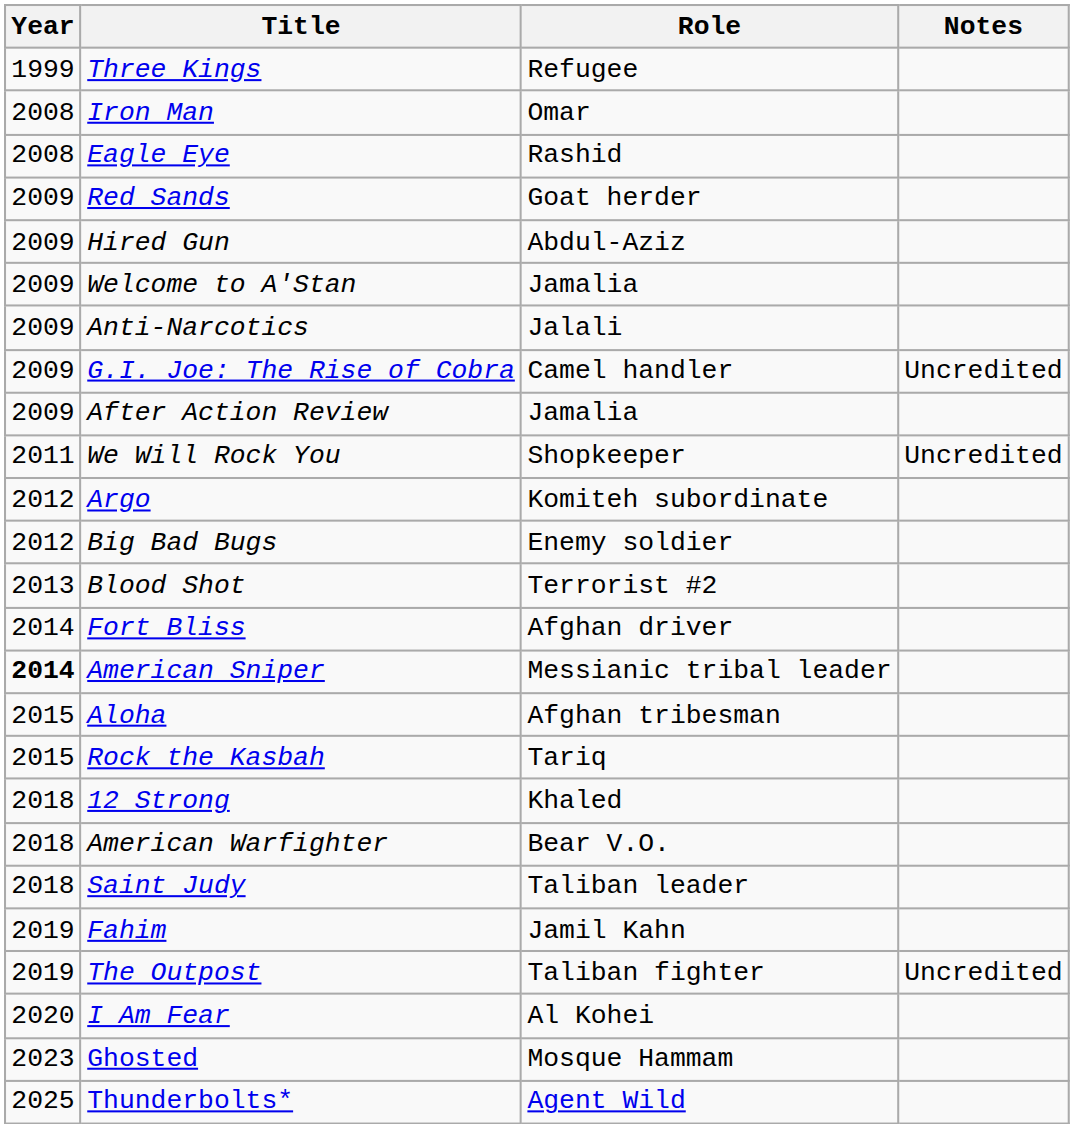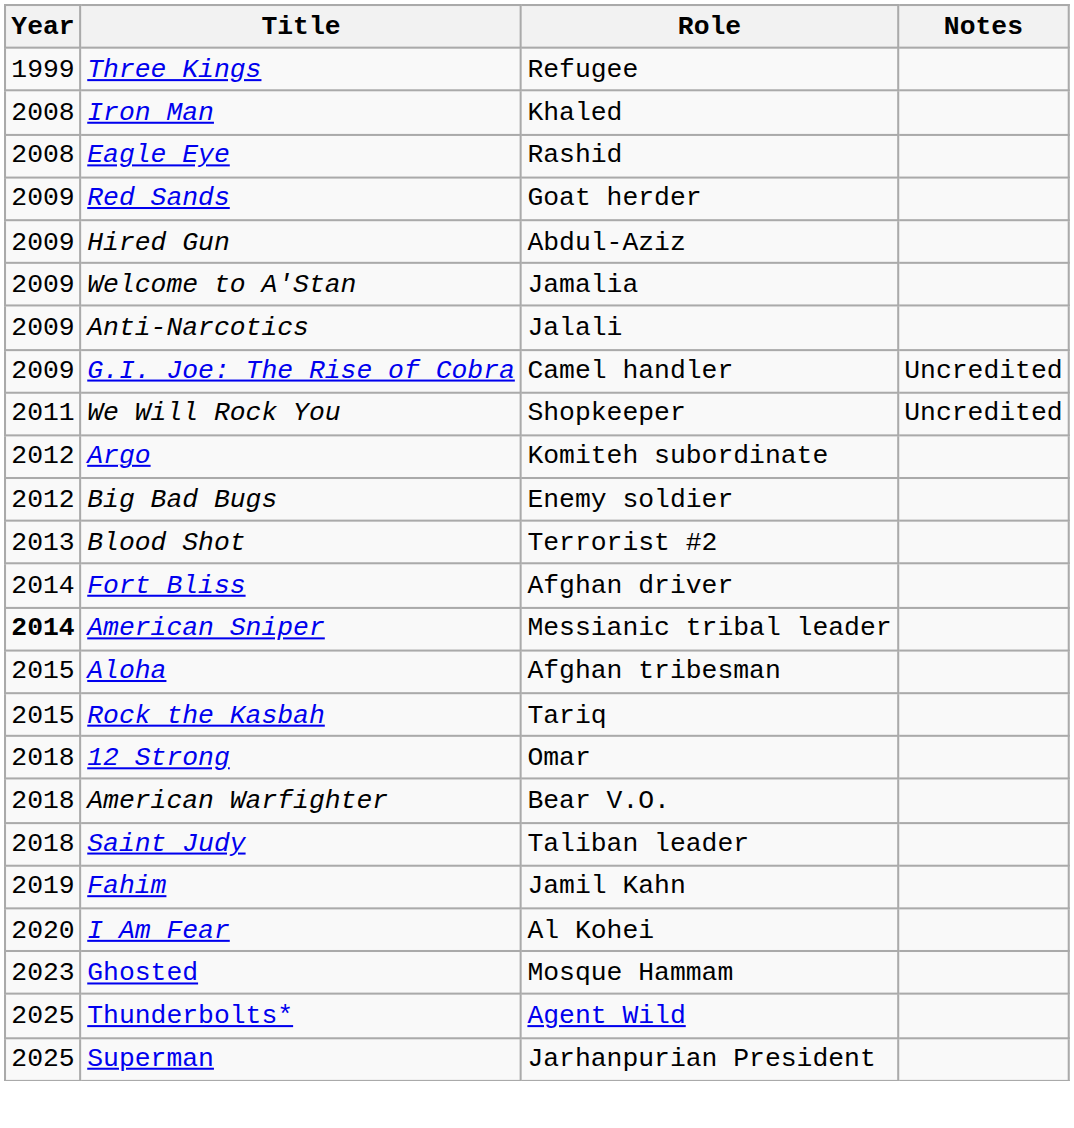(559, 113) Omar -> (575, 113) Khaled
- row: (238, 414)
(575, 801) Khaled -> (559, 758) Omar
- row: (174, 973)
+ row: (151, 1059)
